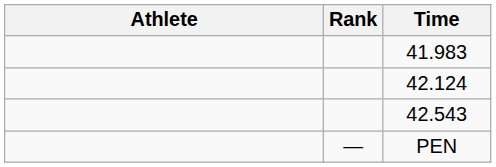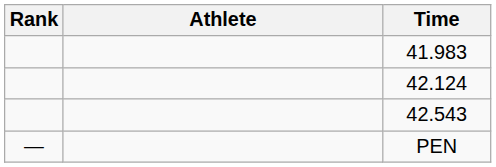columns swapped: (353, 20) <-> (164, 20)
